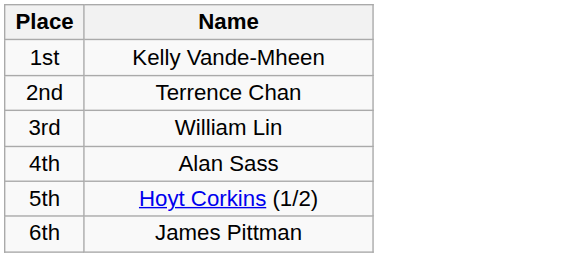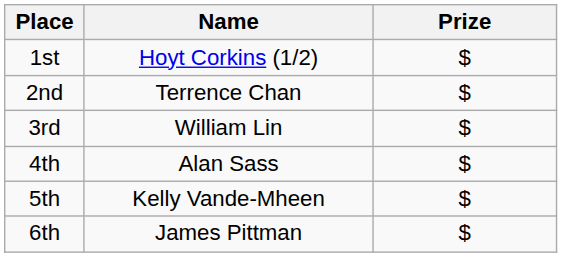+ column: (465, 22)
(229, 57) Kelly Vande-Mheen -> (229, 57) Hoyt Corkins (1/2)
(229, 198) Hoyt Corkins (1/2) -> (229, 198) Kelly Vande-Mheen
